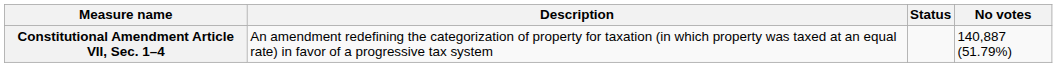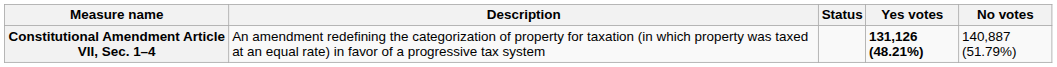+ column: (912, 15)
